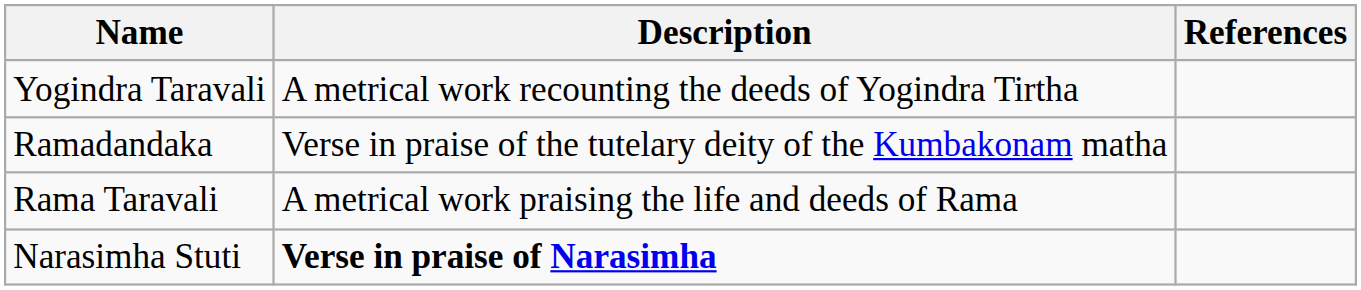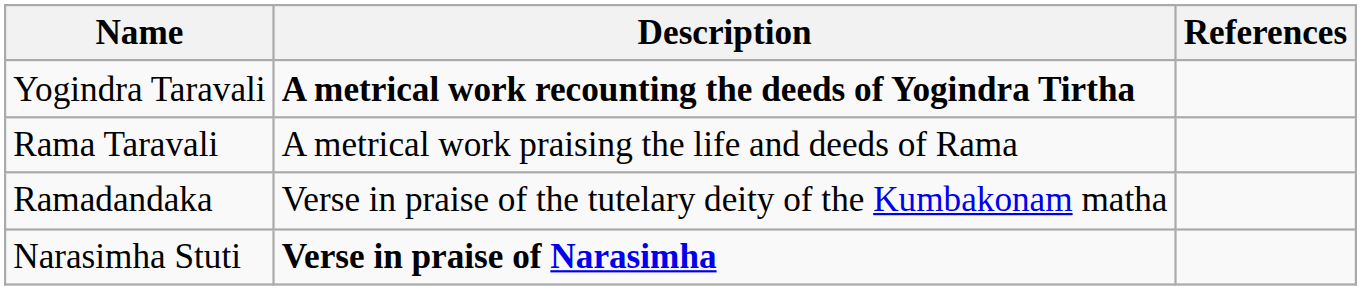(680, 88) normal -> (708, 88) bold
rows swapped: (116, 199) <-> (113, 144)
